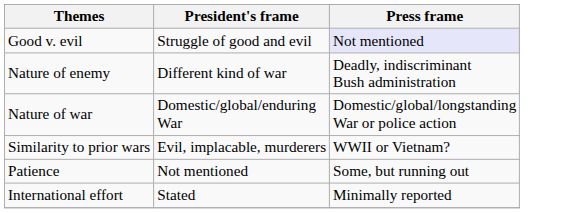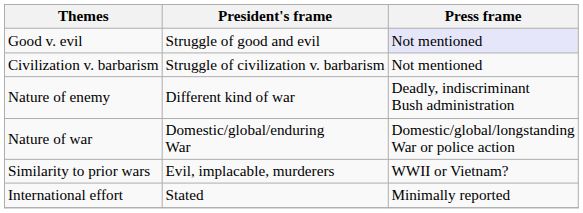+ row: (83, 64)
- row: (34, 171)
